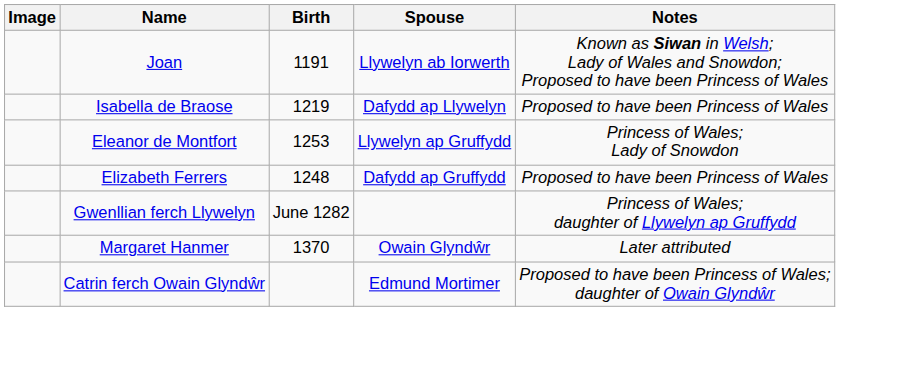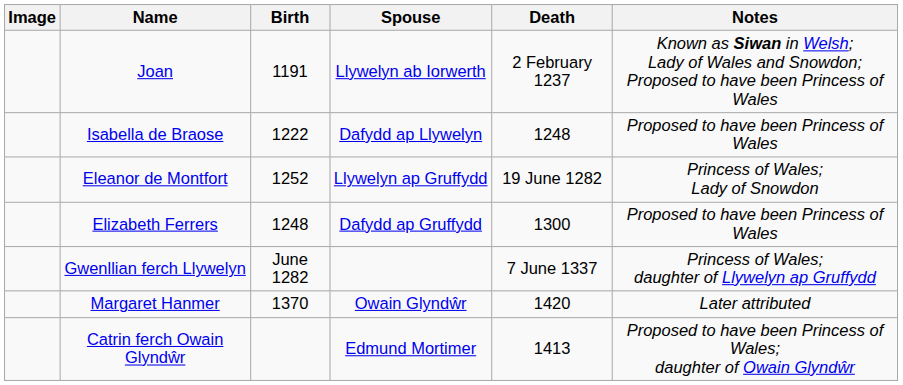+ column: (552, 17)
(311, 106) 1219 -> (290, 134) 1222
(311, 142) 1253 -> (290, 179) 1252
